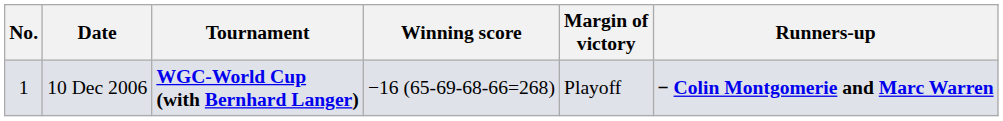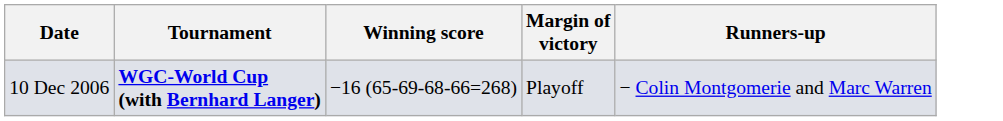- column: (24, 32)
(826, 88) bold -> (776, 88) normal
